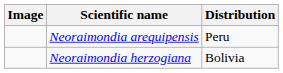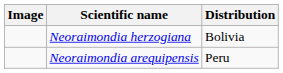rows swapped: (124, 36) <-> (120, 57)
